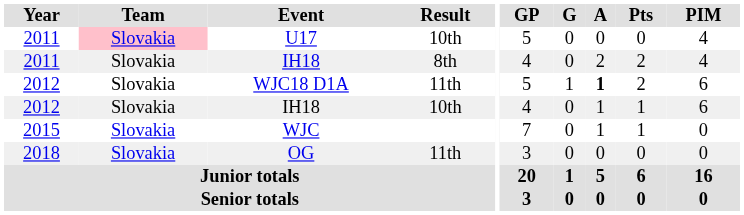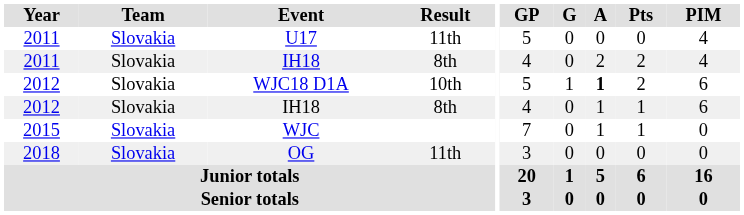(143, 38) pink background -> (143, 38) no background
(445, 38) 10th -> (445, 38) 11th
(445, 84) 11th -> (445, 84) 10th
(445, 107) 10th -> (445, 107) 8th
